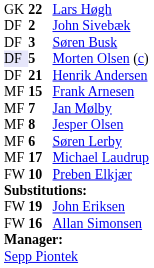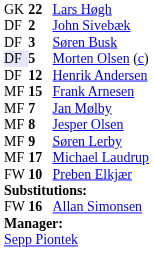(35, 75) 21 -> (35, 75) 12
(32, 141) 6 -> (32, 141) 9
- row: (89, 207)
